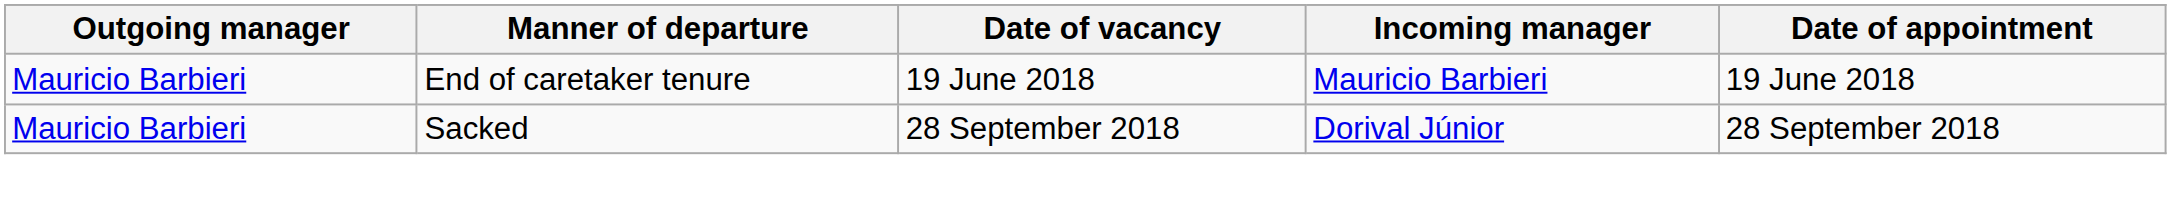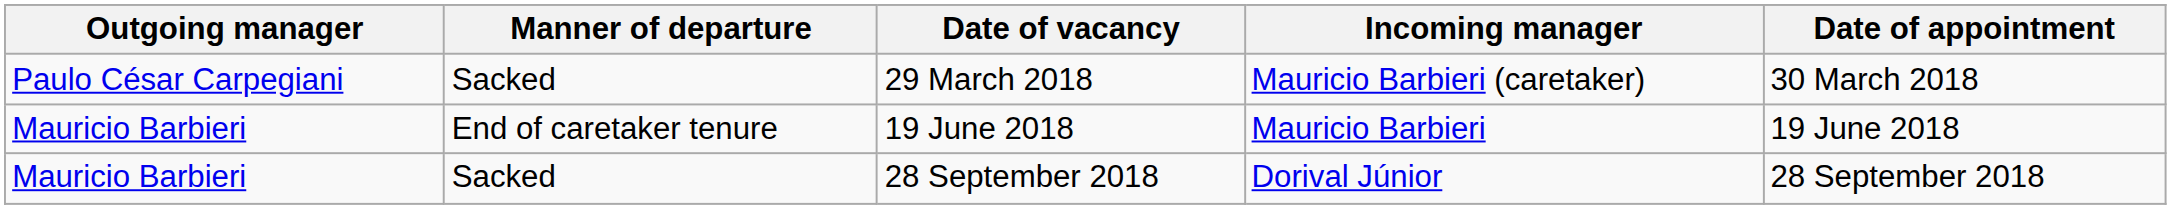+ row: (989, 78)
